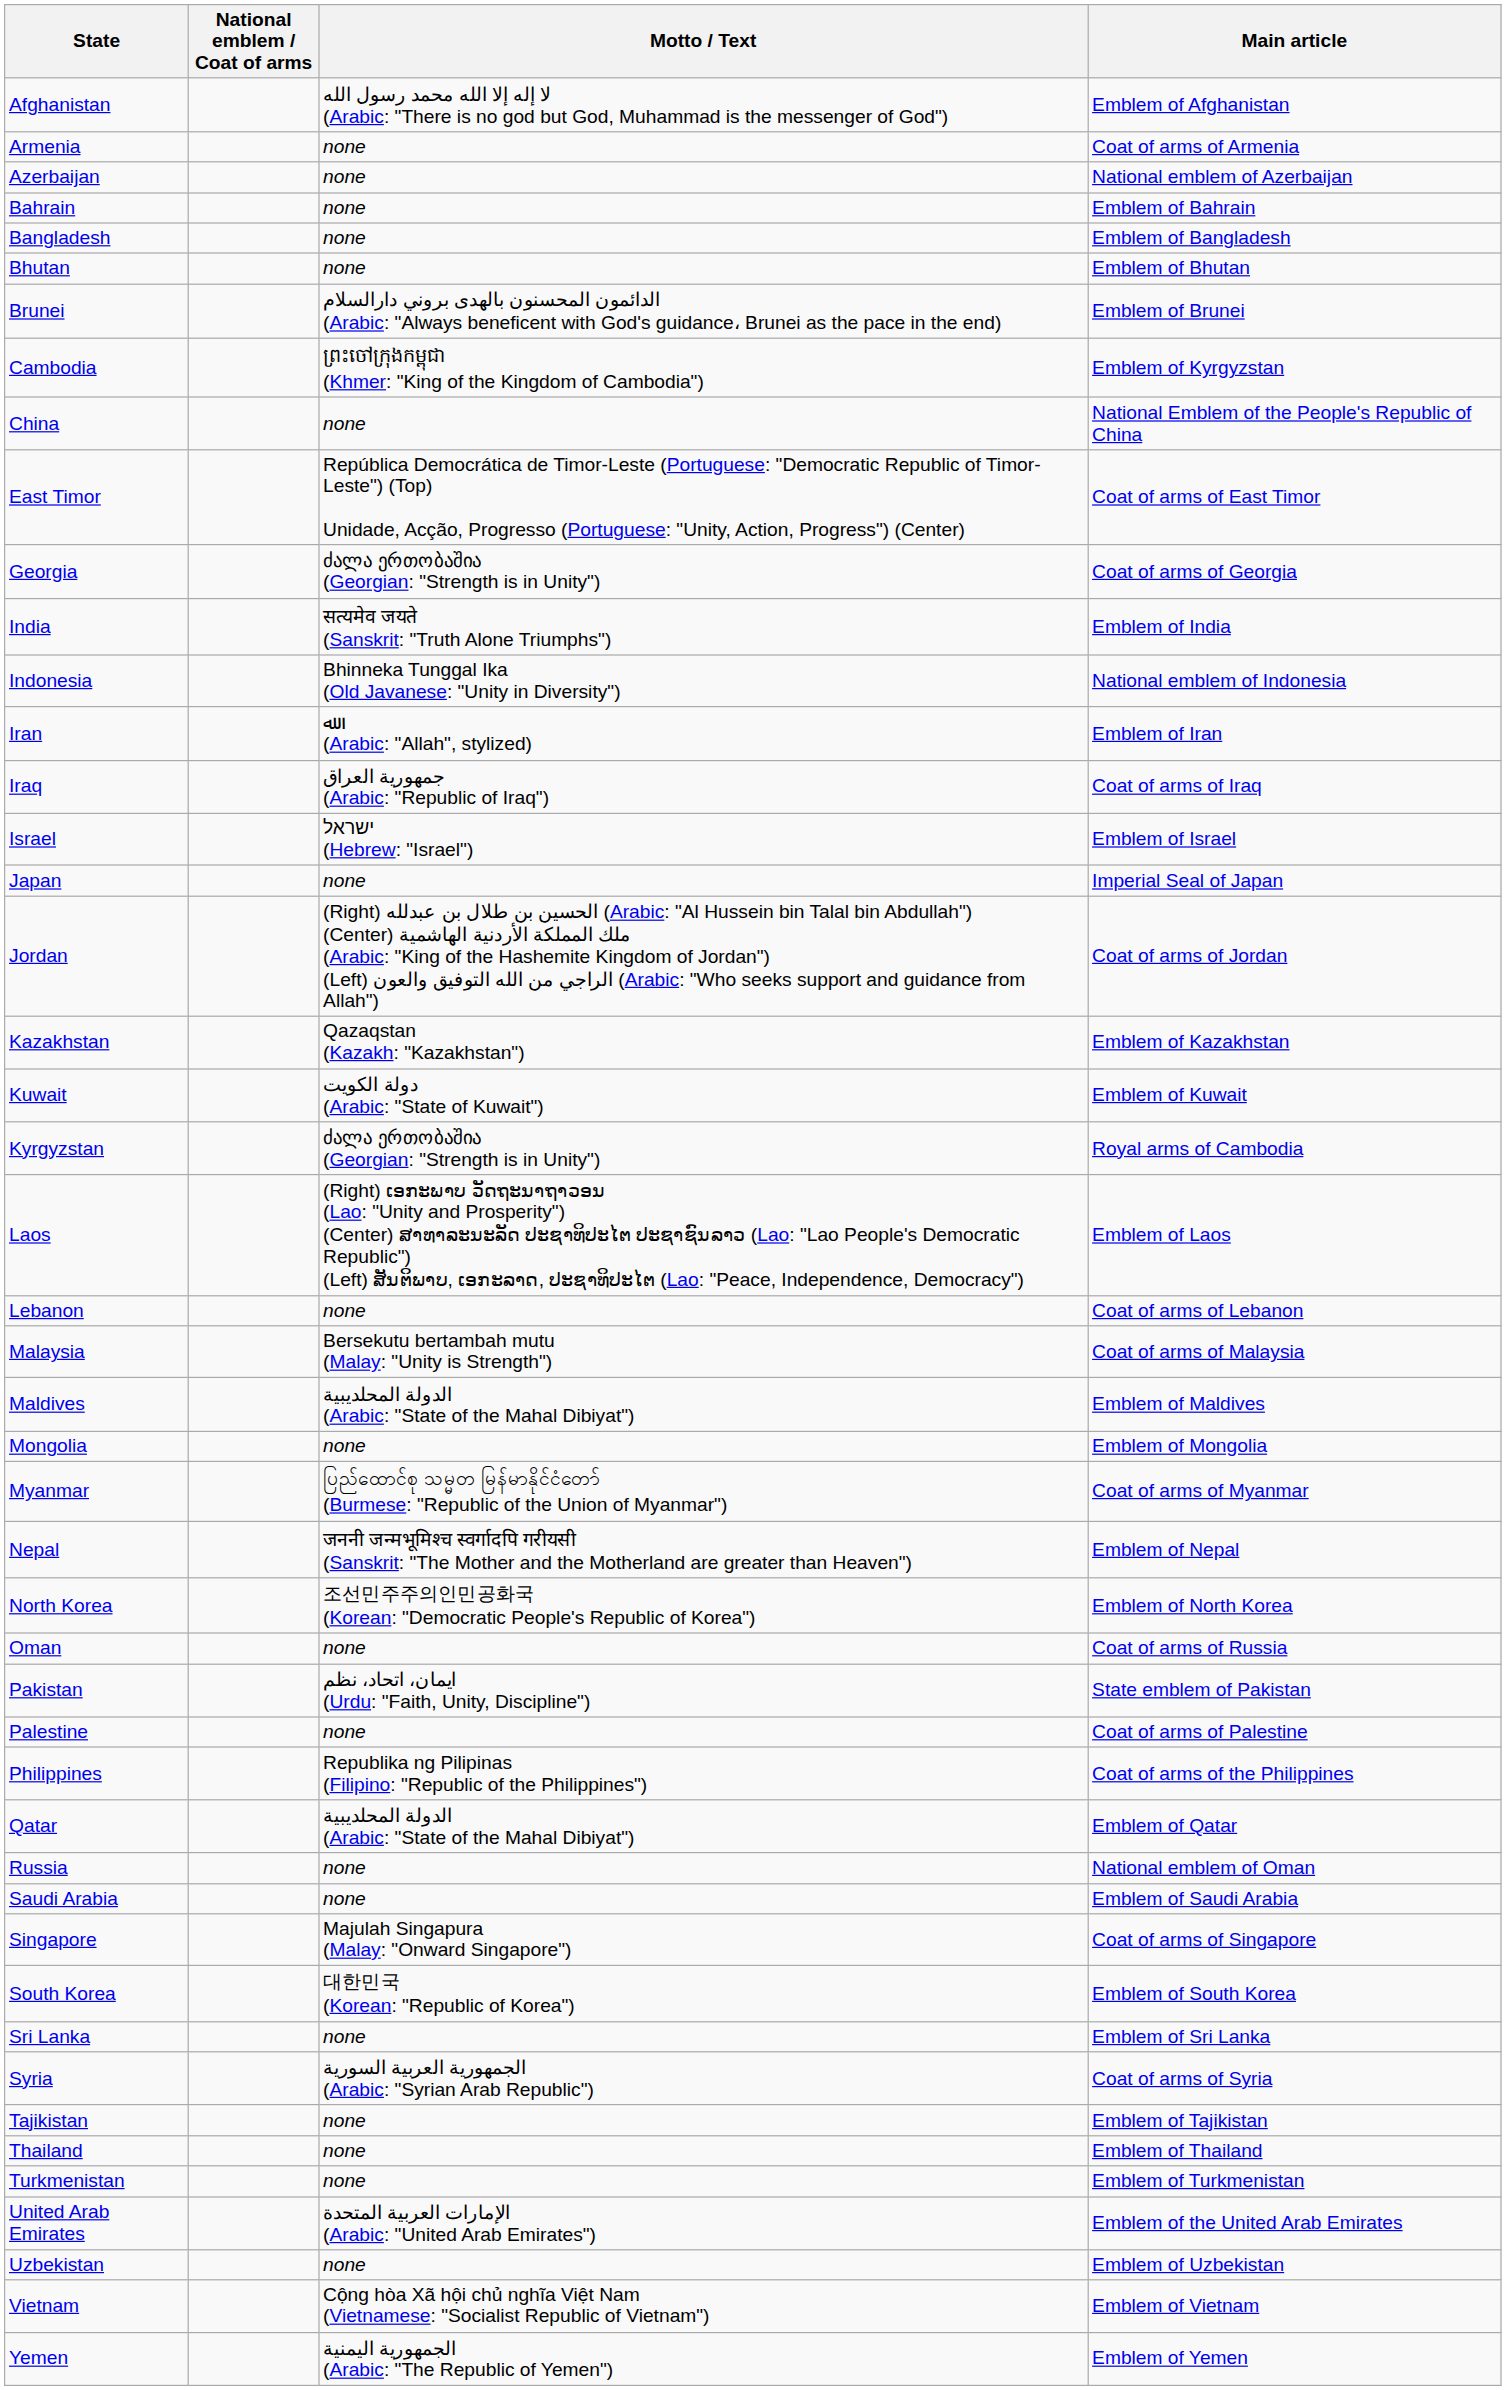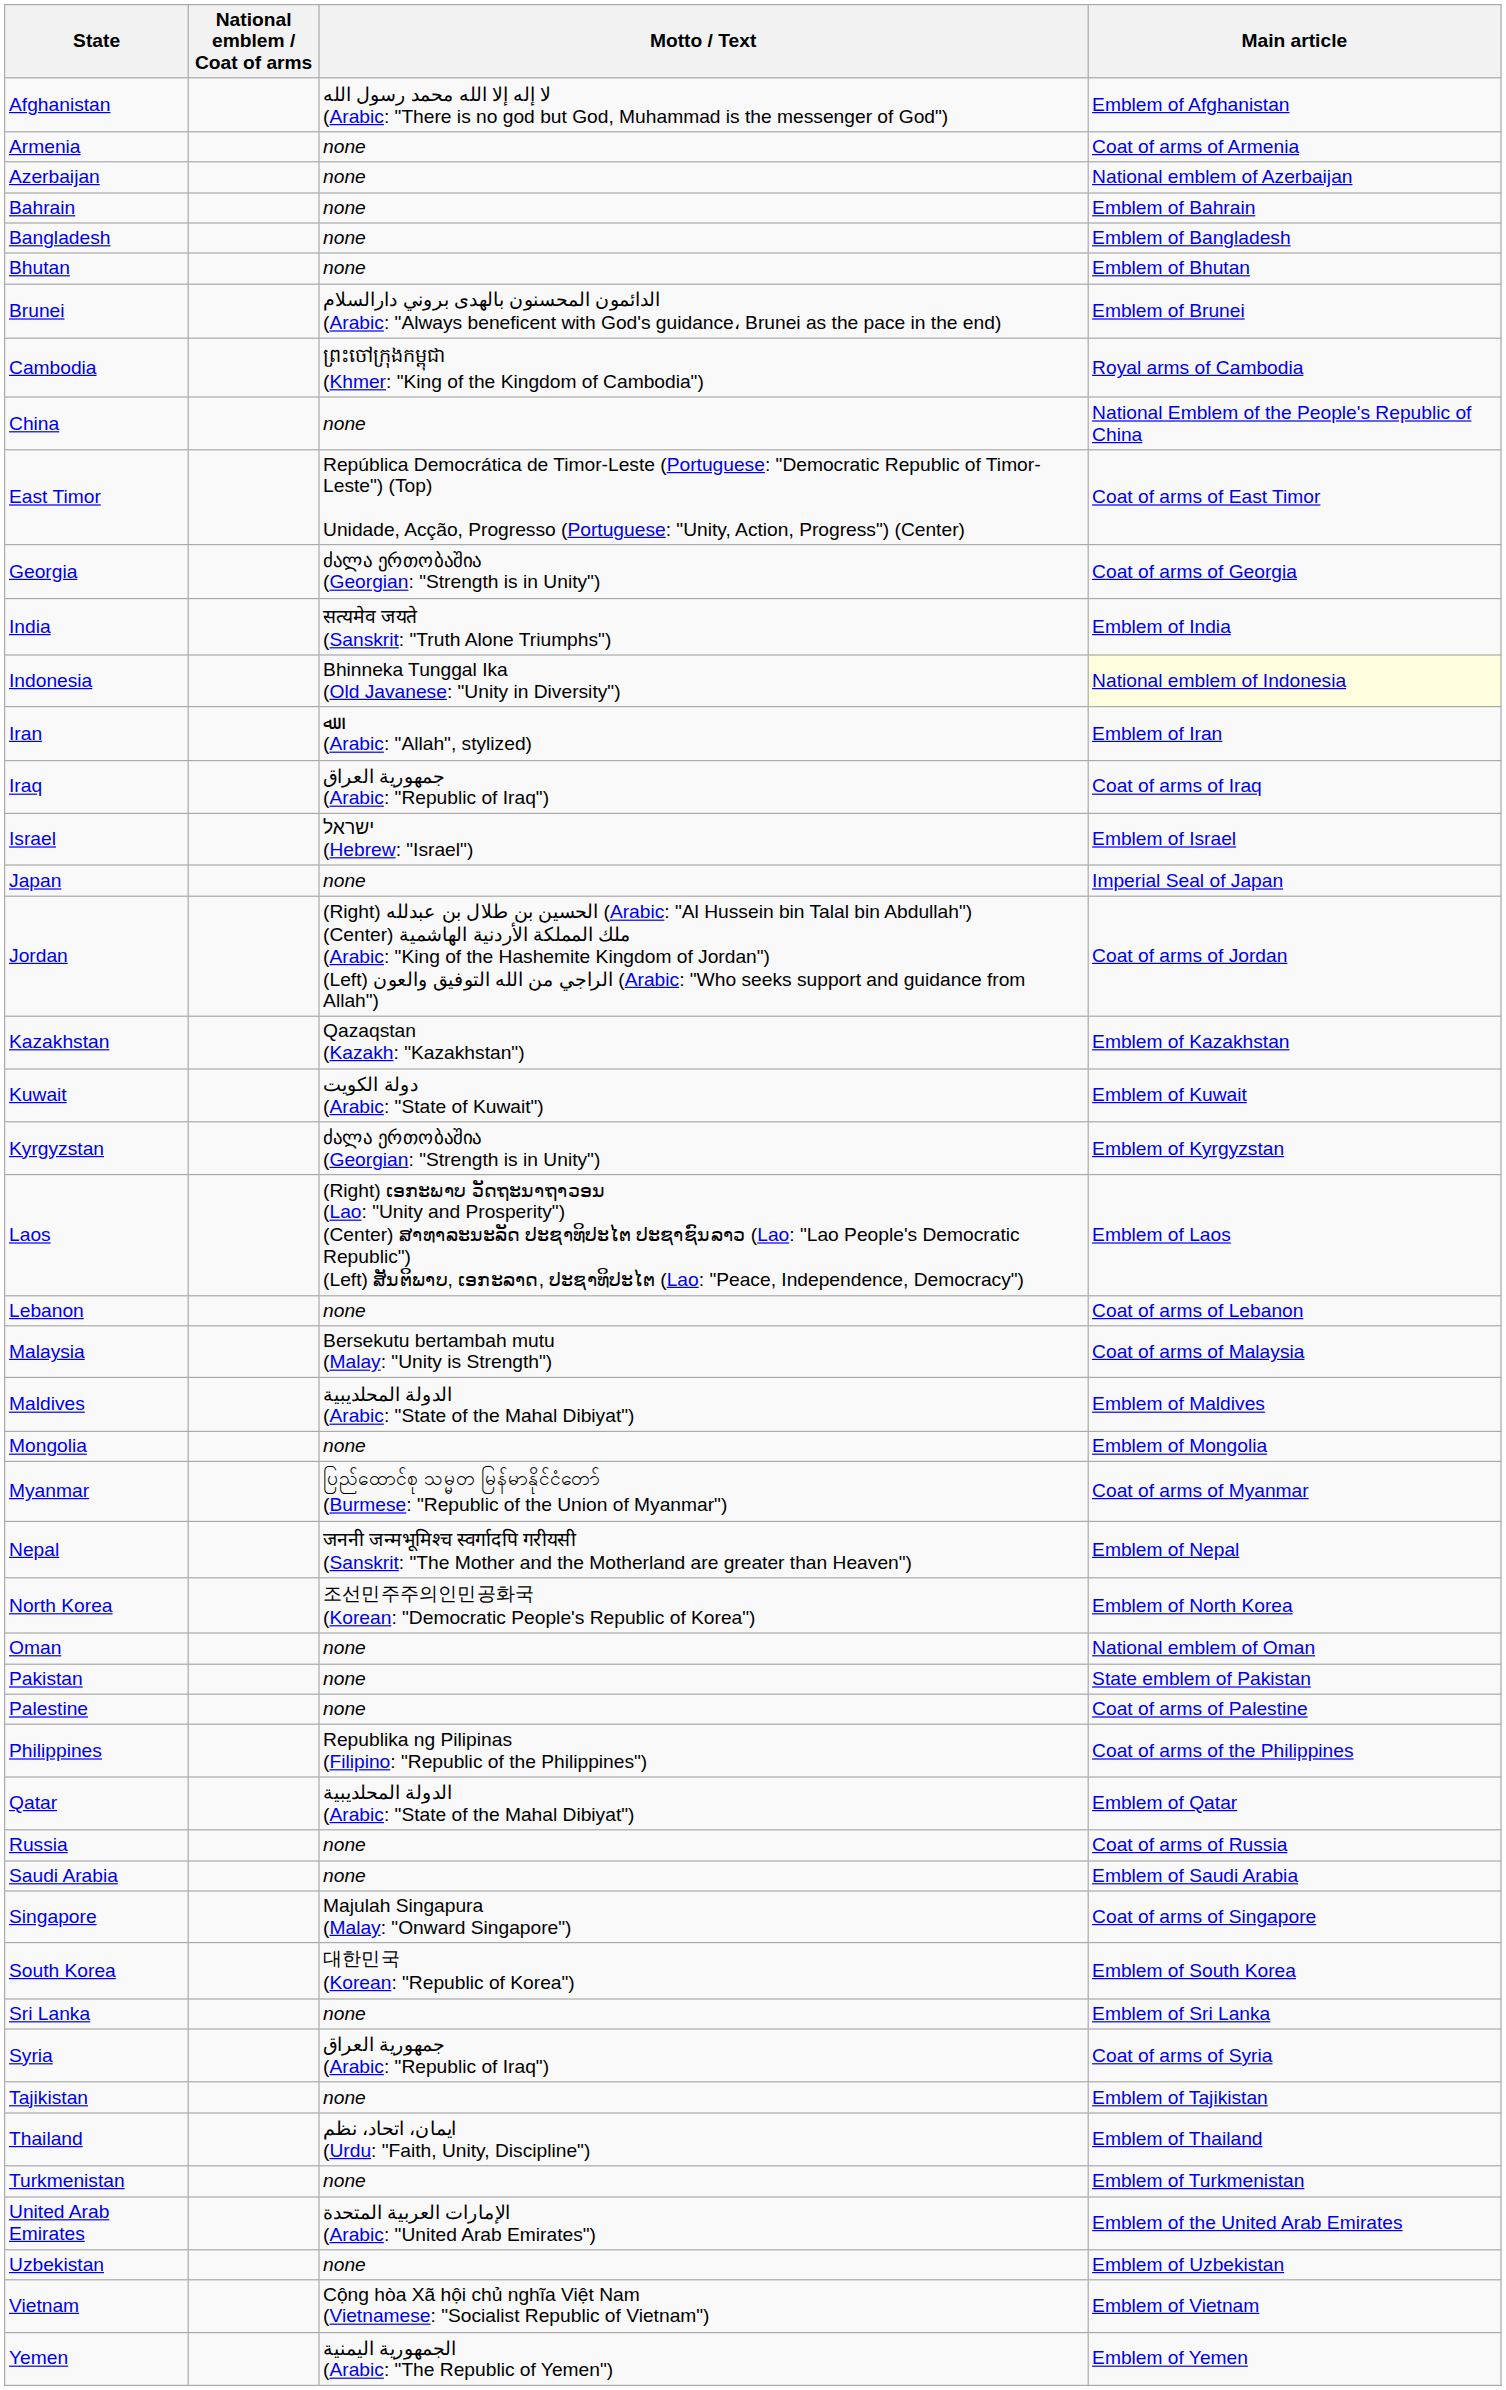(1188, 367) Emblem of Kyrgyzstan -> (1198, 367) Royal arms of Cambodia
(1219, 680) no background -> (1219, 680) lightyellow background
(1198, 1148) Royal arms of Cambodia -> (1188, 1148) Emblem of Kyrgyzstan
(1190, 1648) Coat of arms of Russia -> (1204, 1648) National emblem of Oman
(457, 1690) ایمان، اتحاد، نظم (Urdu: "Faith, Unity, Discipline") -> (344, 1678) none
(1204, 1867) National emblem of Oman -> (1190, 1845) Coat of arms of Russia
(458, 2078) الجمهورية العربية السورية (Arabic: "Syrian Arab Republic") -> (436, 2056) جمهورية العراق (Arabic: "Republic of Iraq")
(344, 2150) none -> (457, 2139) ایمان، اتحاد، نظم (Urdu: "Faith, Unity, Discipline")
